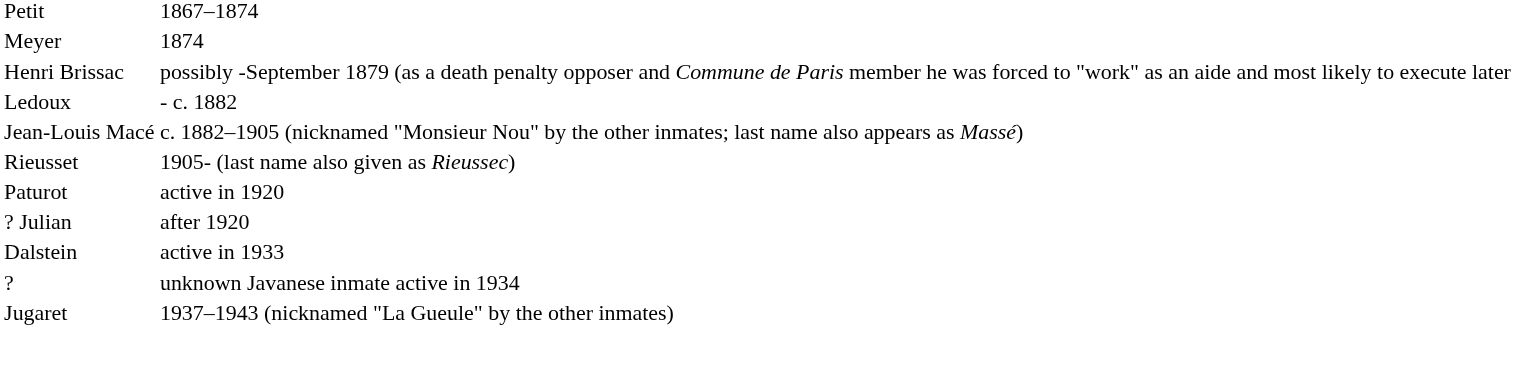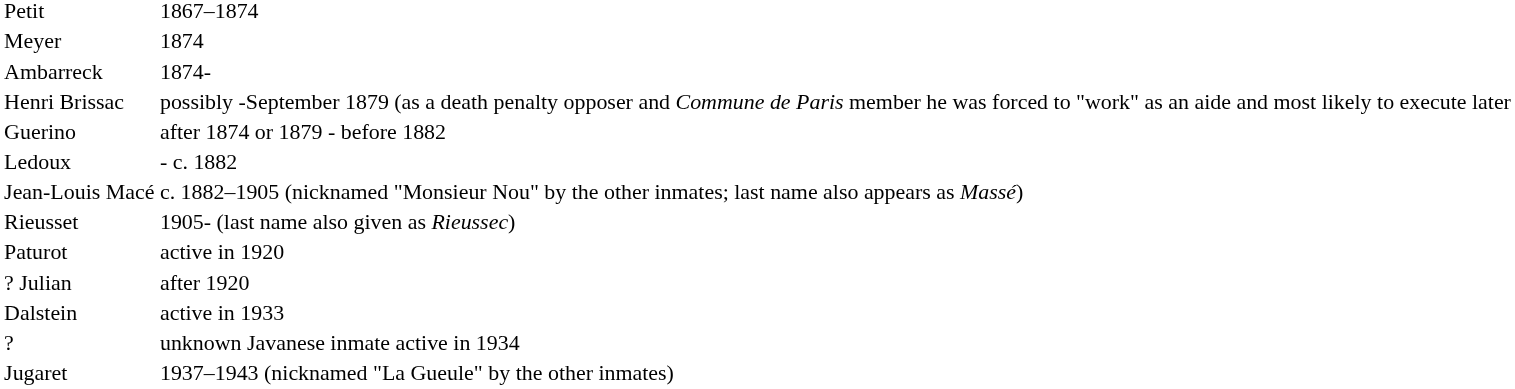+ row: (53, 71)
+ row: (40, 131)
